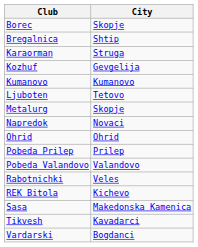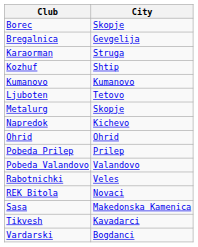(106, 39) Shtip -> (116, 39) Gevgelija
(116, 67) Gevgelija -> (106, 67) Shtip
(109, 123) Novaci -> (111, 123) Kichevo
(111, 193) Kichevo -> (109, 193) Novaci
